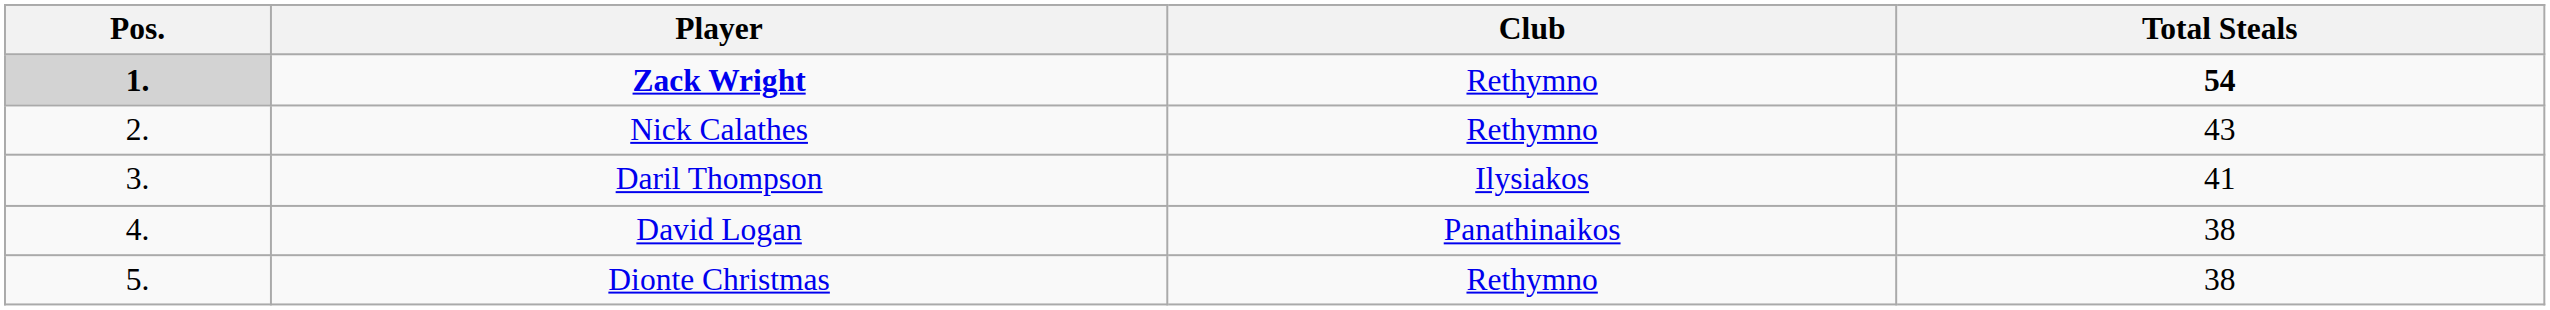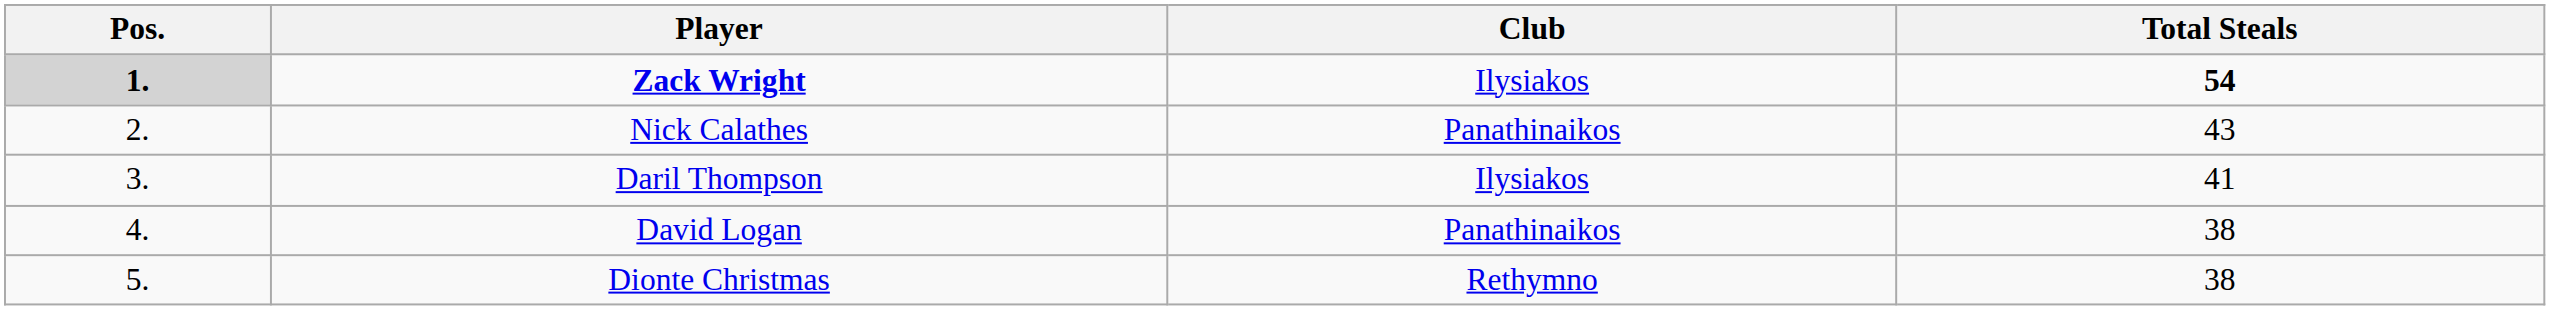(1532, 79) Rethymno -> (1532, 79) Ilysiakos
(1532, 129) Rethymno -> (1532, 129) Panathinaikos
